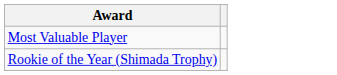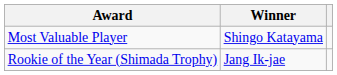+ column: (273, 15)
